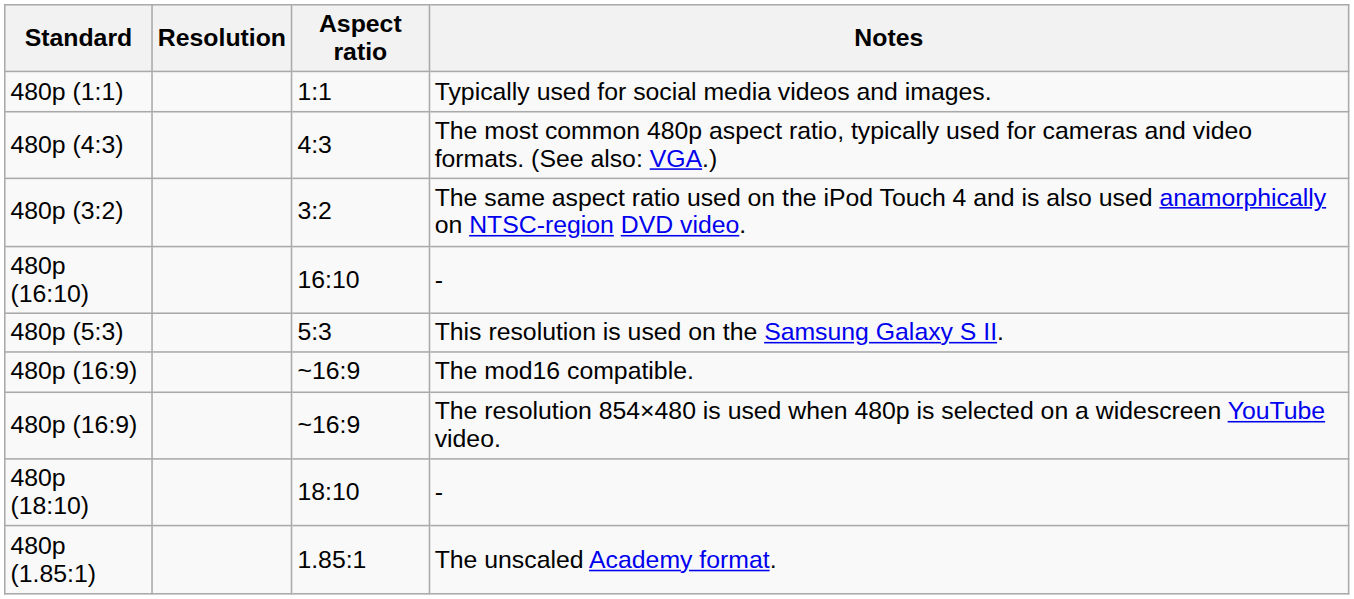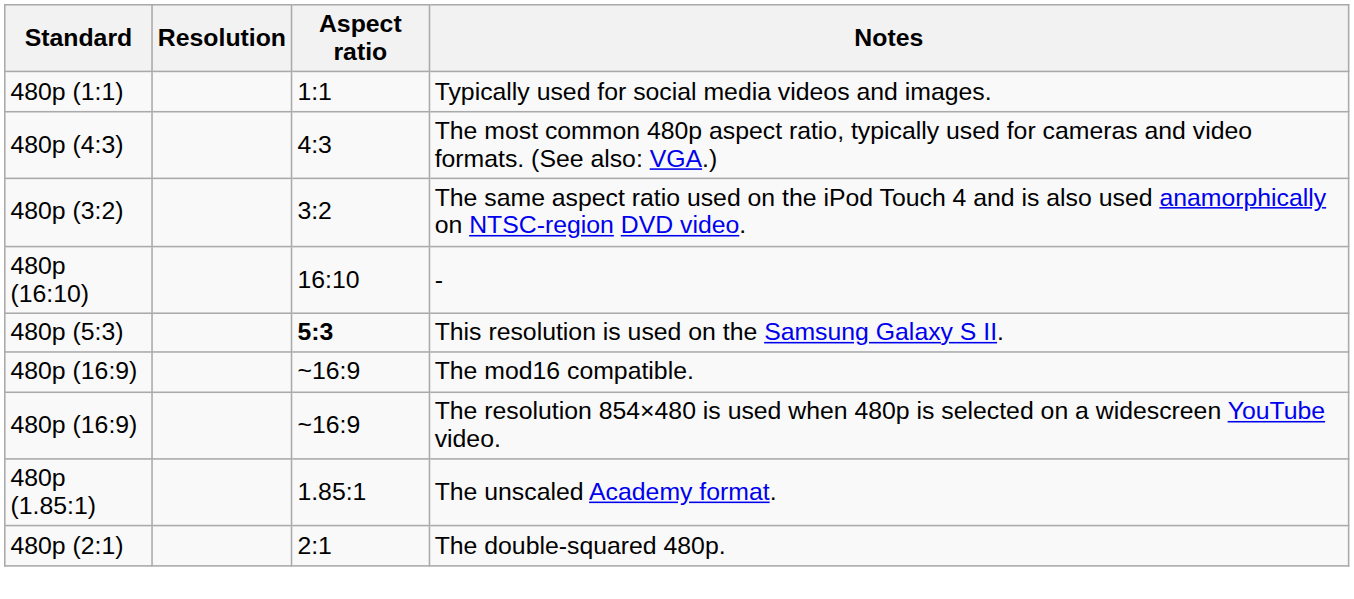(315, 332) normal -> (315, 332) bold
- row: (50, 492)
+ row: (67, 545)
